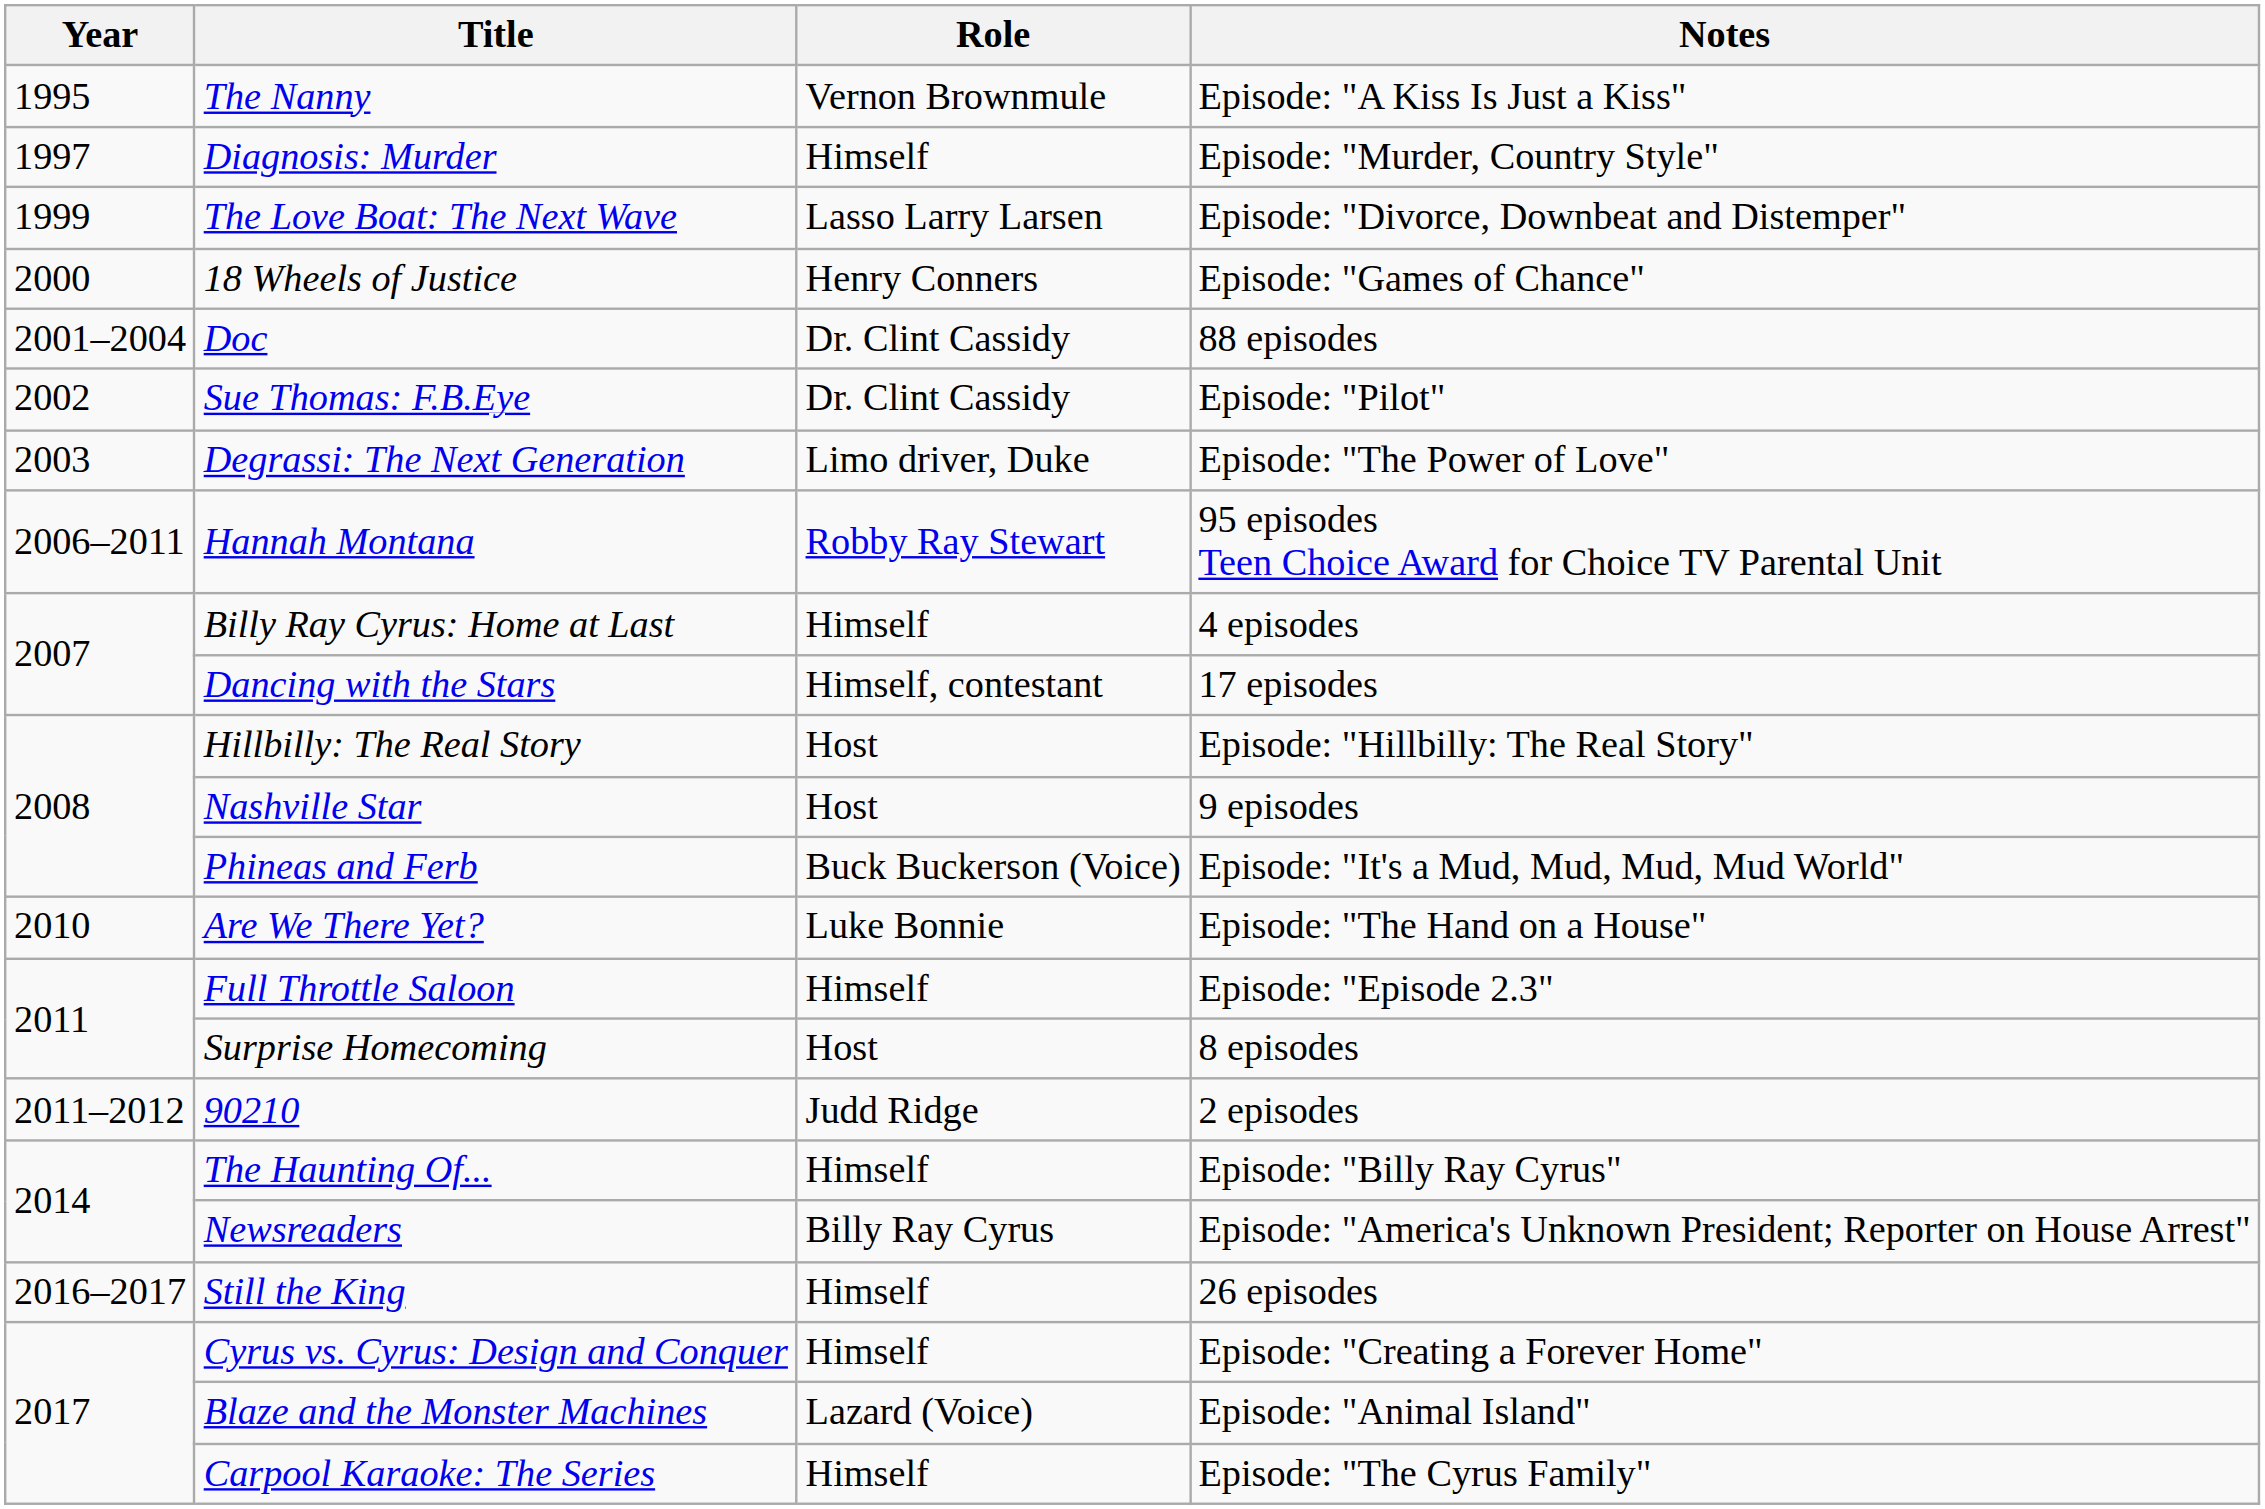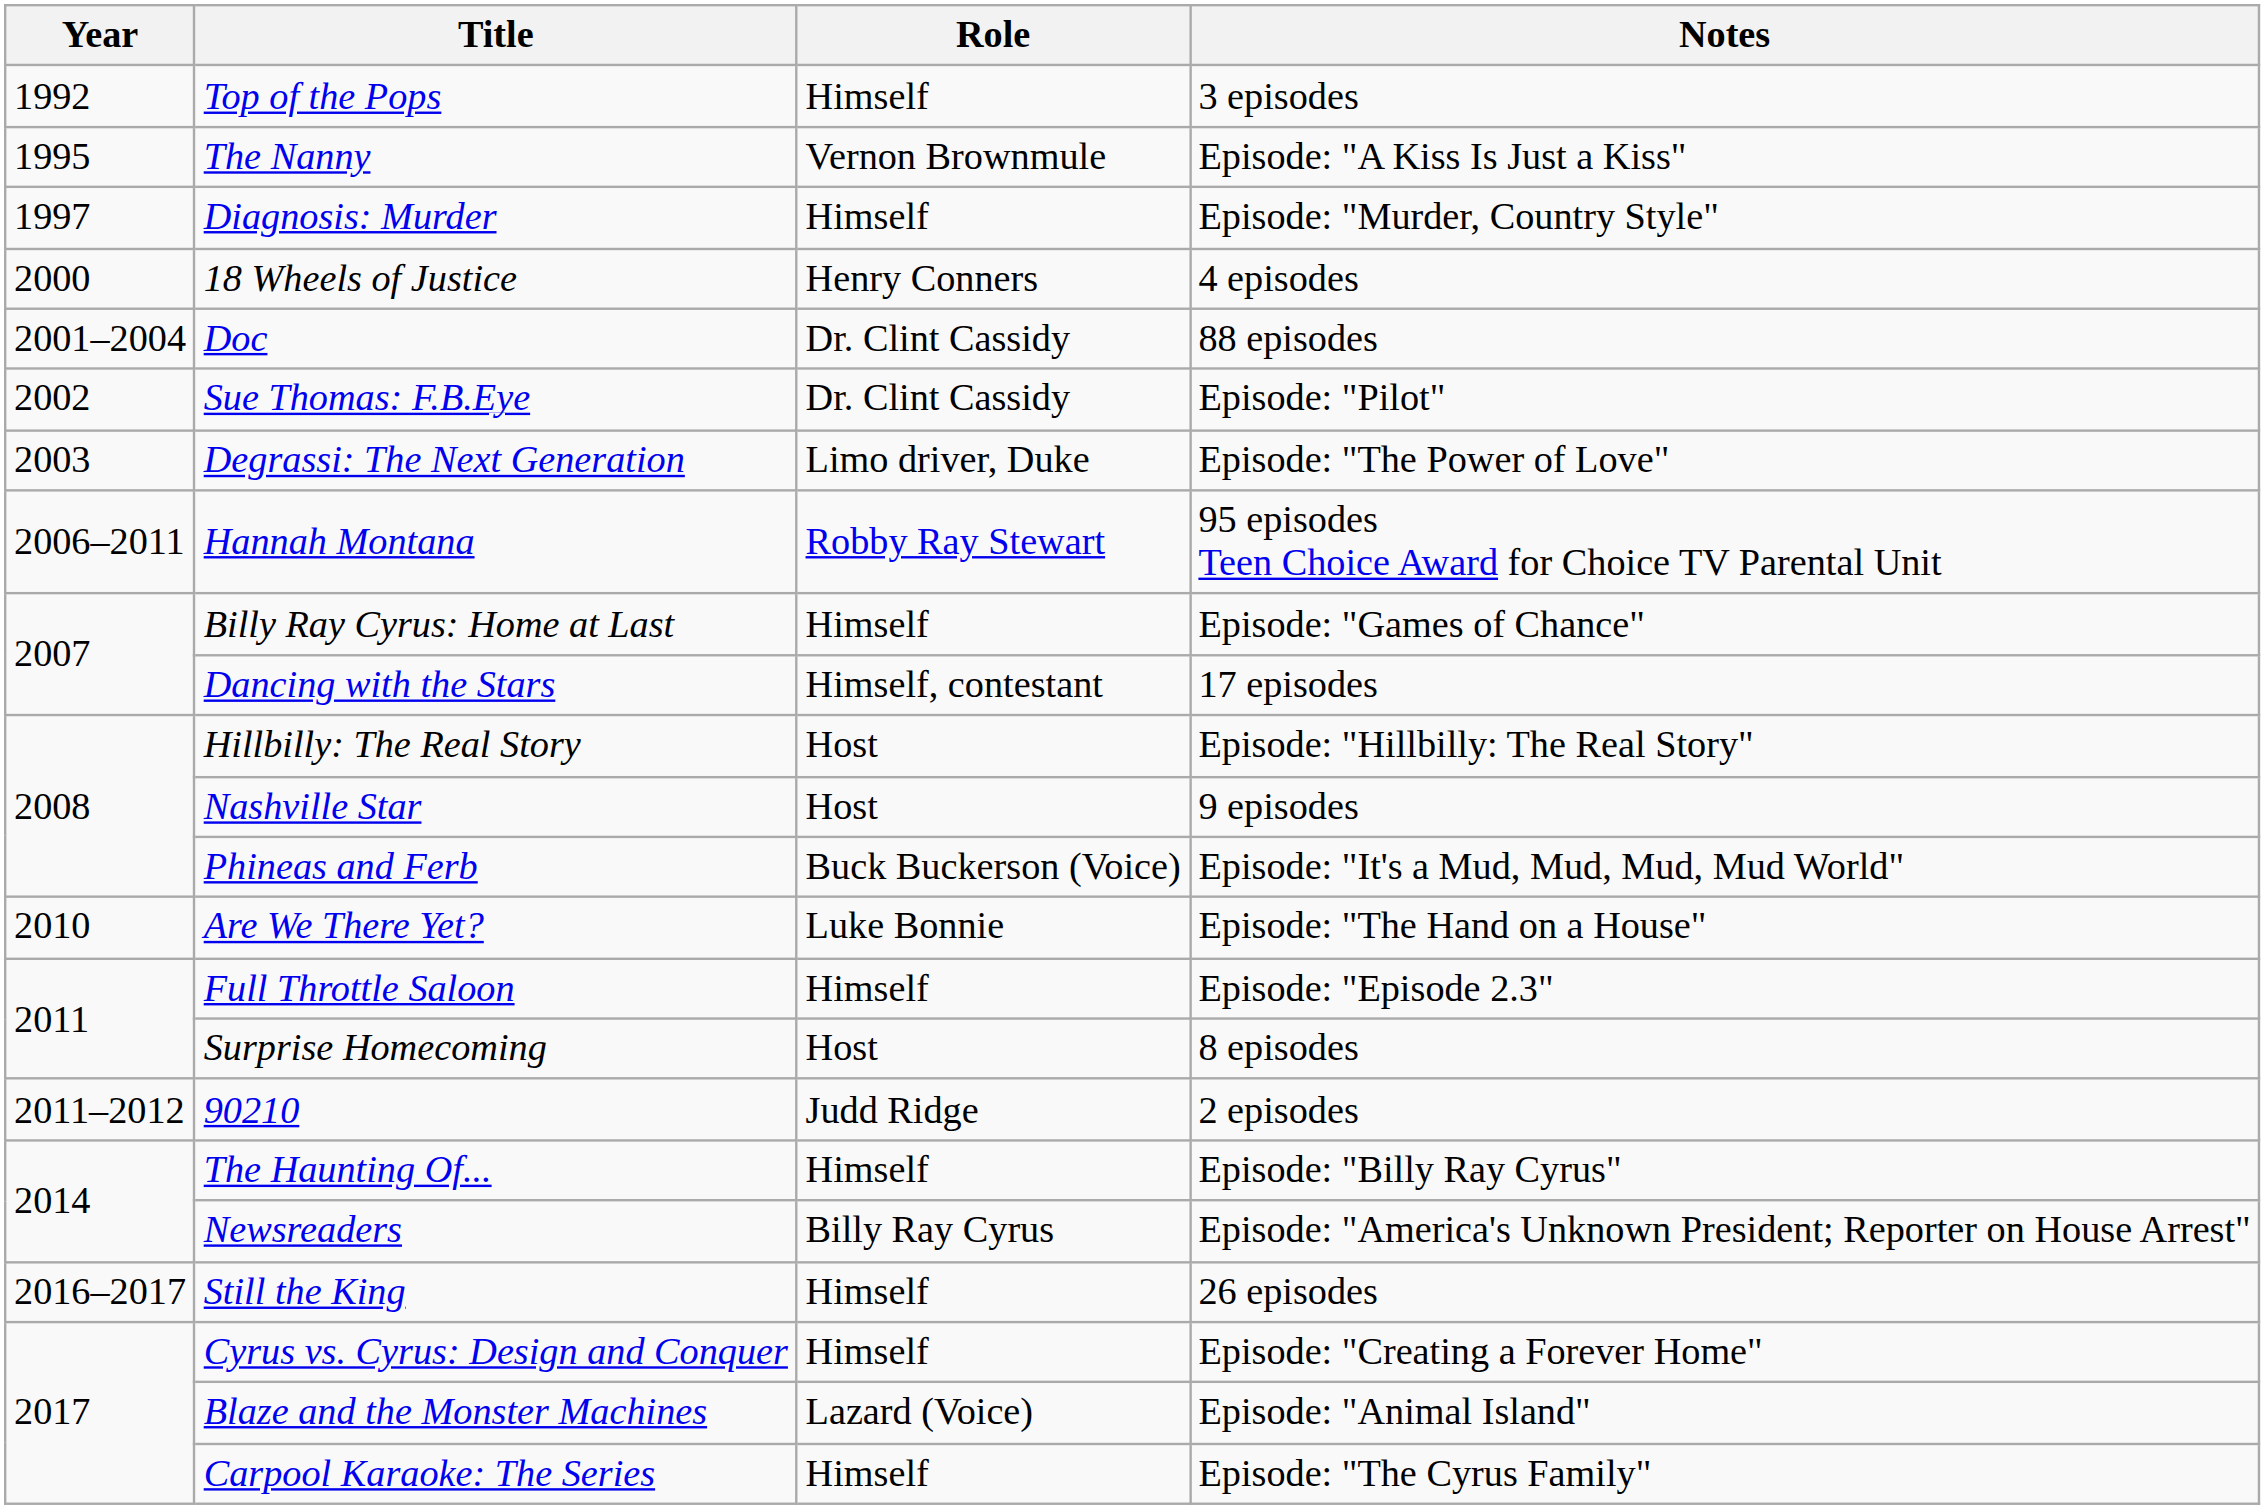+ row: (323, 95)
- row: (440, 216)
(1422, 277) Episode: "Games of Chance" -> (1279, 277) 4 episodes
(1279, 623) 4 episodes -> (1422, 623) Episode: "Games of Chance"
